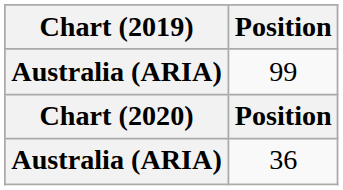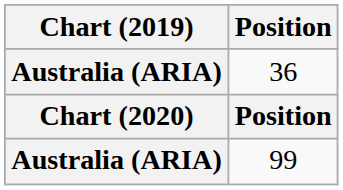rows swapped: (283, 160) <-> (283, 71)
